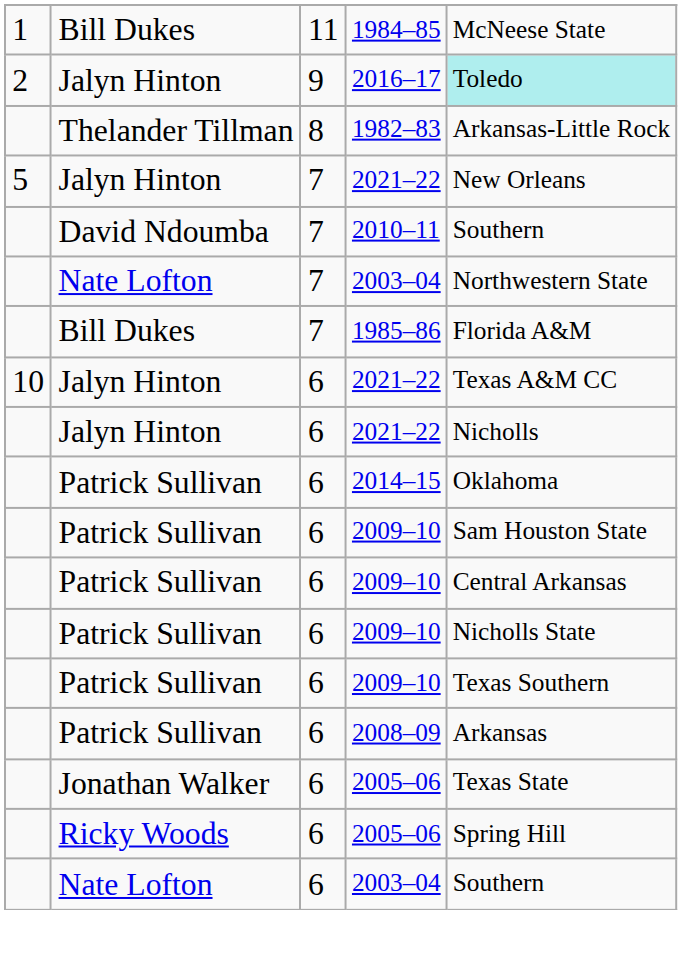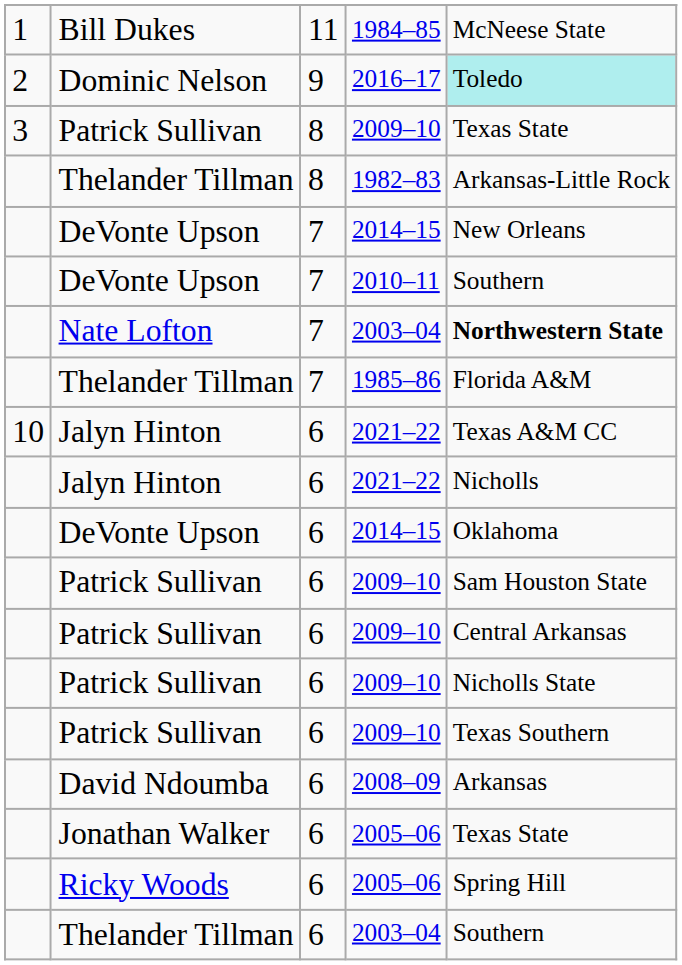(140, 79) Jalyn Hinton -> (163, 79) Dominic Nelson
+ row: (316, 130)
- row: (316, 180)
+ row: (316, 230)
(164, 230) David Ndoumba -> (159, 280) DeVonte Upson
(550, 280) normal -> (558, 331) bold
(127, 331) Bill Dukes -> (176, 381) Thelander Tillman
(160, 481) Patrick Sullivan -> (159, 532) DeVonte Upson
(160, 733) Patrick Sullivan -> (164, 783) David Ndoumba
(136, 883) Nate Lofton -> (176, 933) Thelander Tillman
